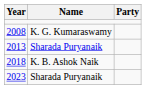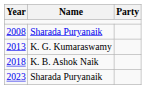(71, 31) K. G. Kumaraswamy -> (66, 31) Sharada Puryanaik
(66, 46) Sharada Puryanaik -> (71, 46) K. G. Kumaraswamy
